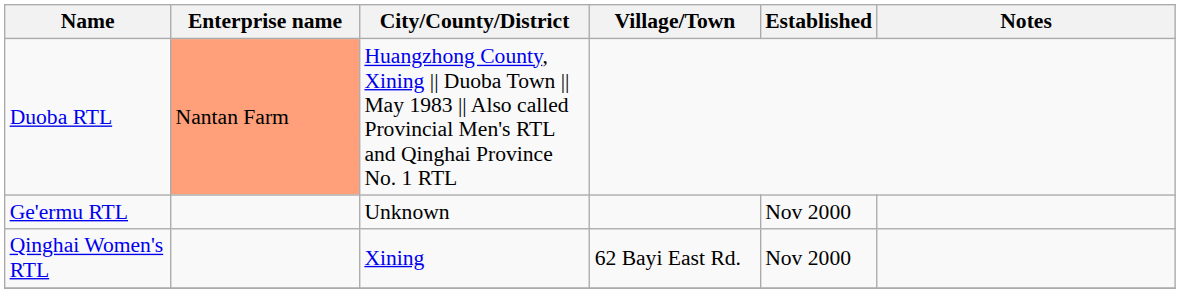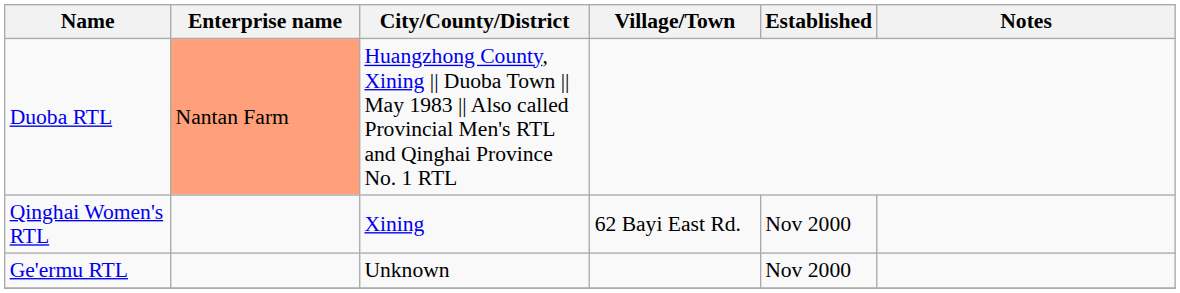rows swapped: (69, 211) <-> (86, 258)
